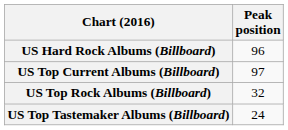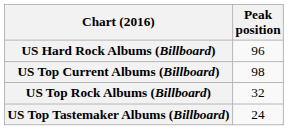(258, 72) 97 -> (258, 72) 98
